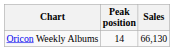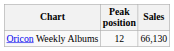(119, 38) 14 -> (119, 38) 12
